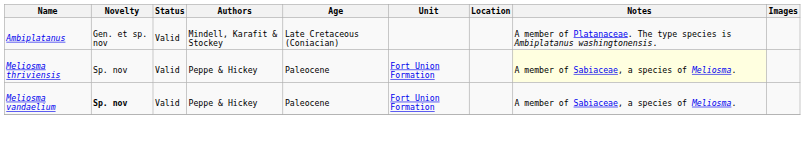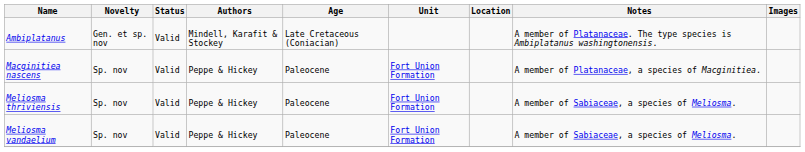+ row: (33, 71)
(625, 71) lightyellow background -> (625, 103) no background
(110, 103) bold -> (110, 135) normal
